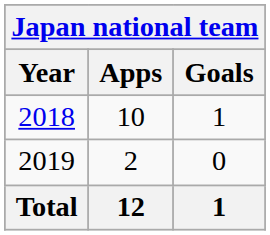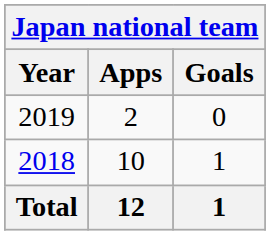rows swapped: (47, 116) <-> (47, 161)
